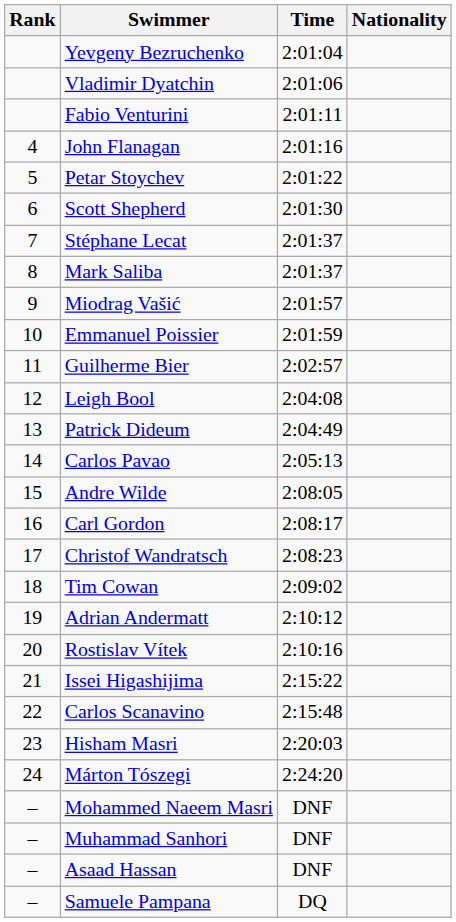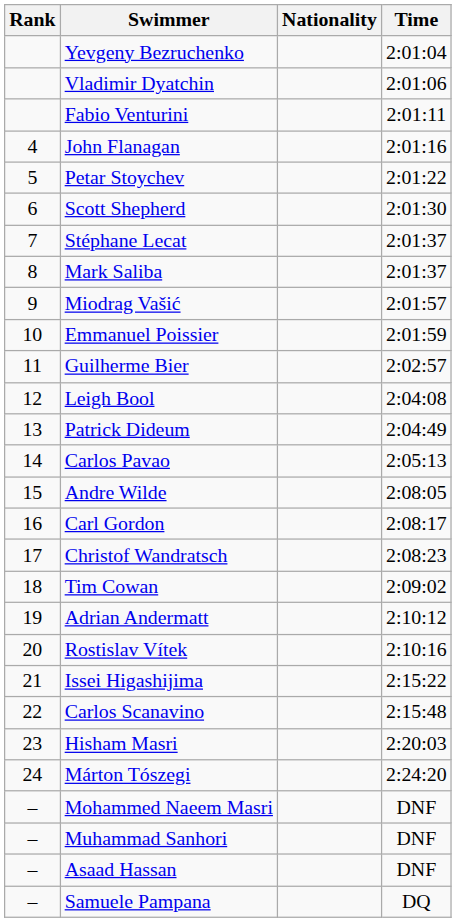columns swapped: (399, 20) <-> (312, 20)
